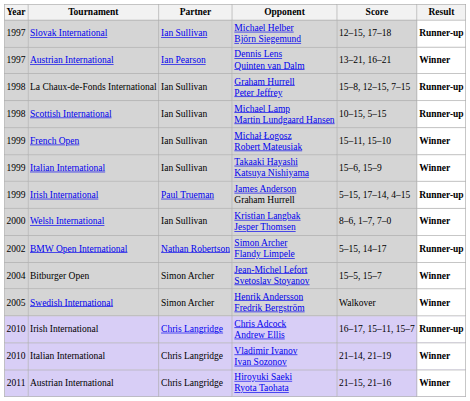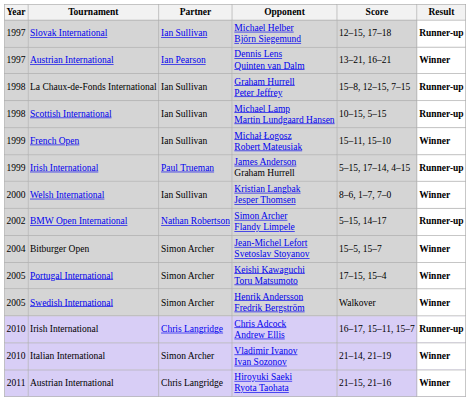- row: (272, 168)
+ row: (270, 276)
(192, 356) Chris Langridge -> (188, 356) Simon Archer
